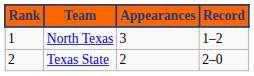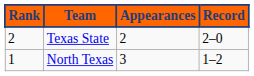rows swapped: (80, 38) <-> (78, 60)
